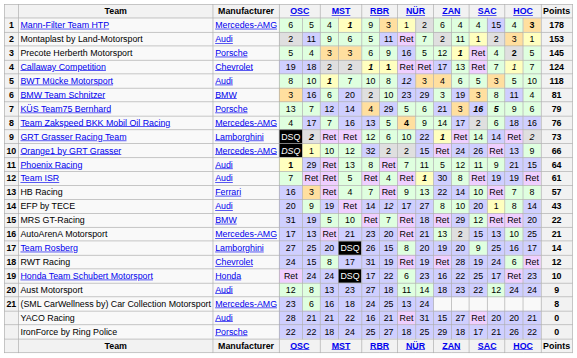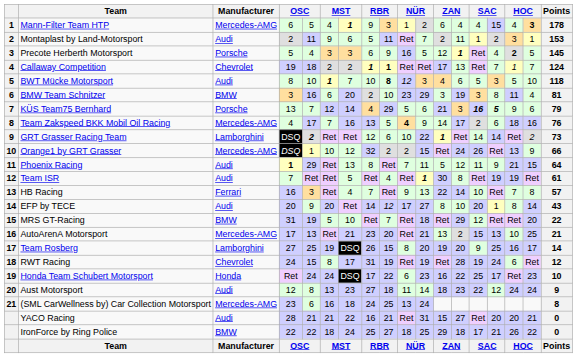(389, 81) normal -> (389, 81) bold
(329, 206) 19 -> (329, 206) 20
(329, 248) 20 -> (329, 248) 19
(231, 331) Porsche -> (226, 331) BMW
